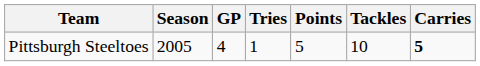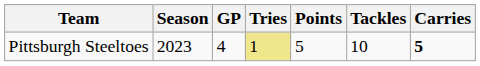(174, 46) 2005 -> (174, 46) 2023
(254, 46) no background -> (254, 46) khaki background
